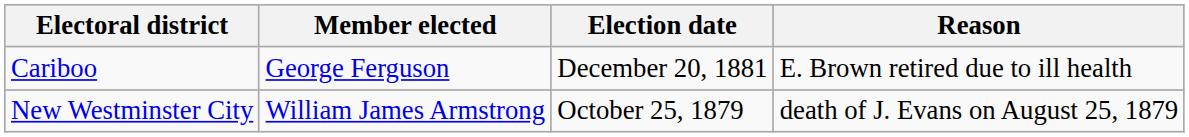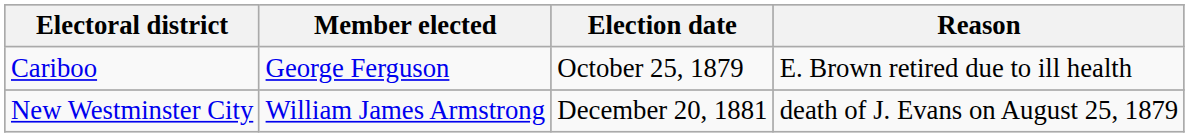(662, 68) December 20, 1881 -> (650, 68) October 25, 1879
(650, 110) October 25, 1879 -> (662, 110) December 20, 1881
